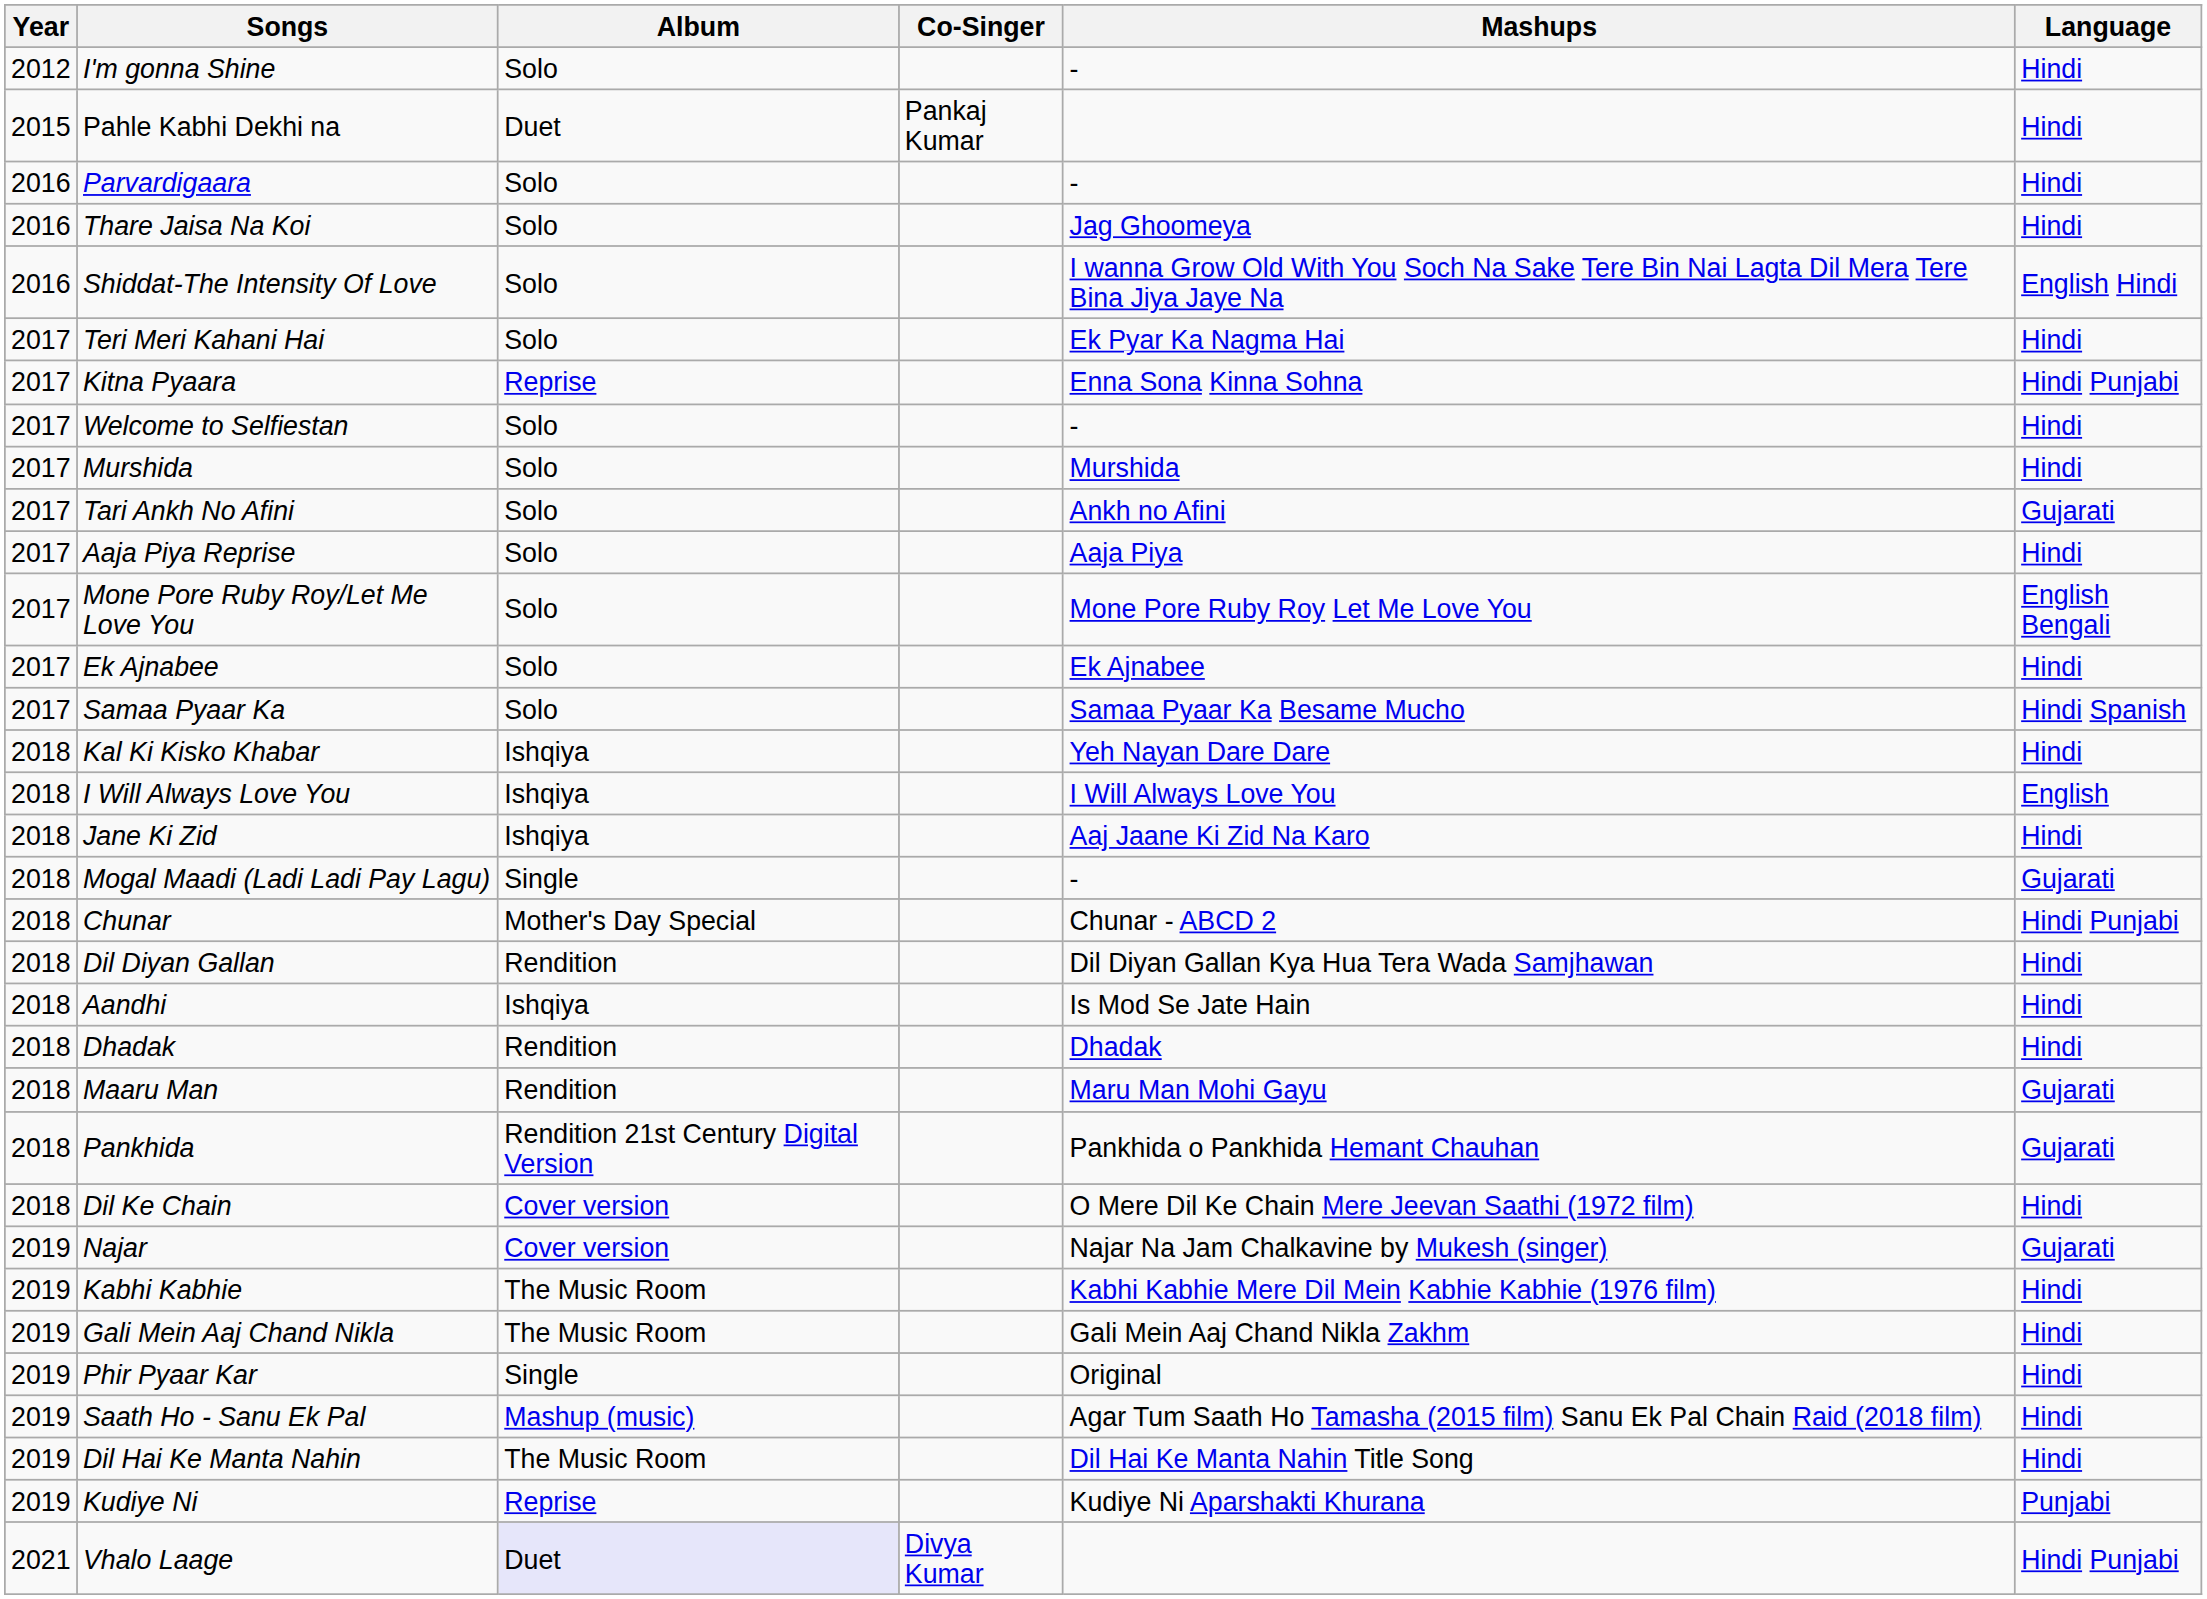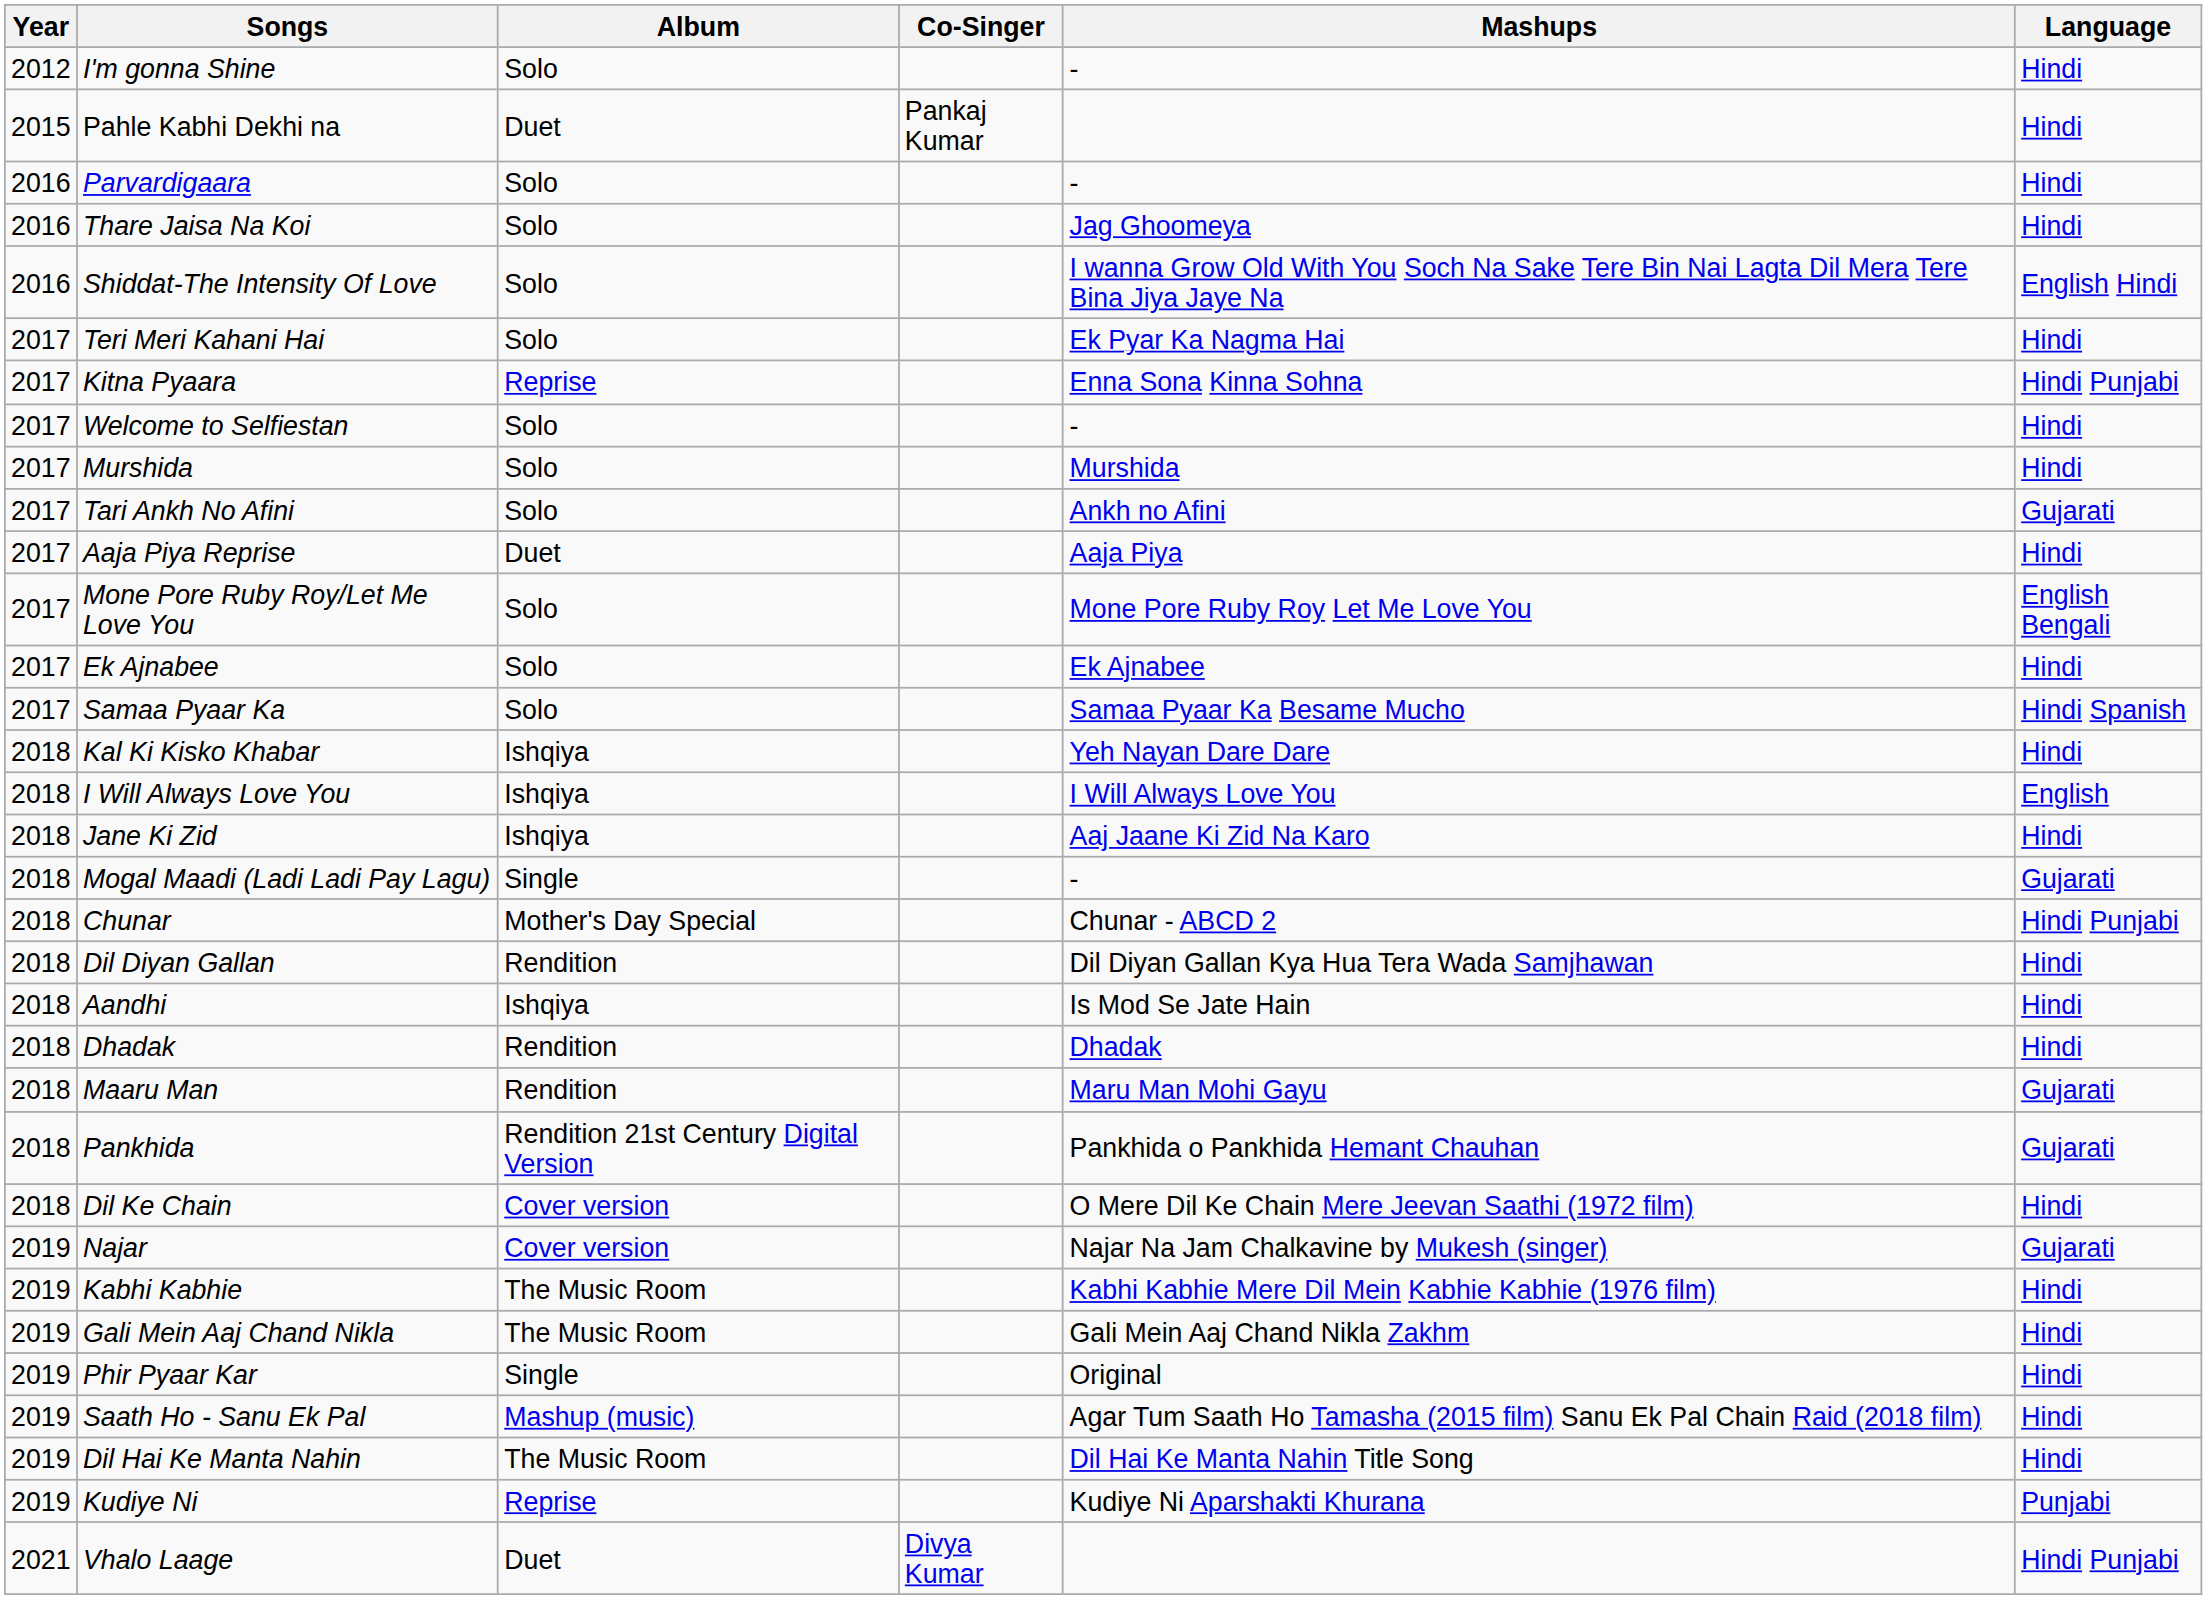(531, 552) Solo -> (532, 552) Duet
(532, 1558) lavender background -> (532, 1558) no background
